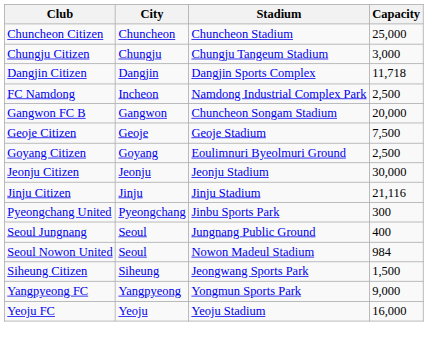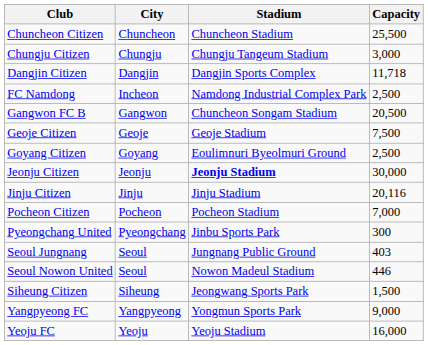(389, 34) 25,000 -> (389, 34) 25,500
(389, 113) 20,000 -> (389, 113) 20,500
(230, 172) normal -> (234, 172) bold
(389, 192) 21,116 -> (389, 192) 20,116
+ row: (48, 212)
(382, 232) 400 -> (382, 251) 403
(382, 251) 984 -> (382, 271) 446
